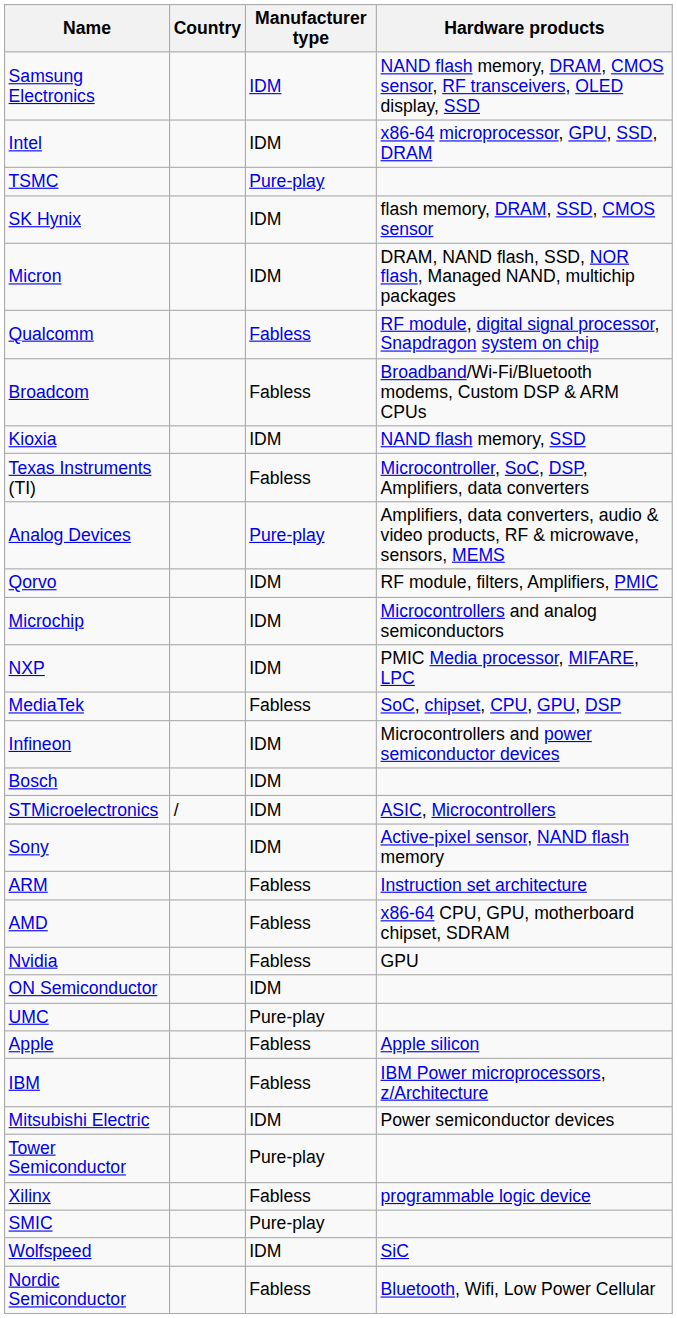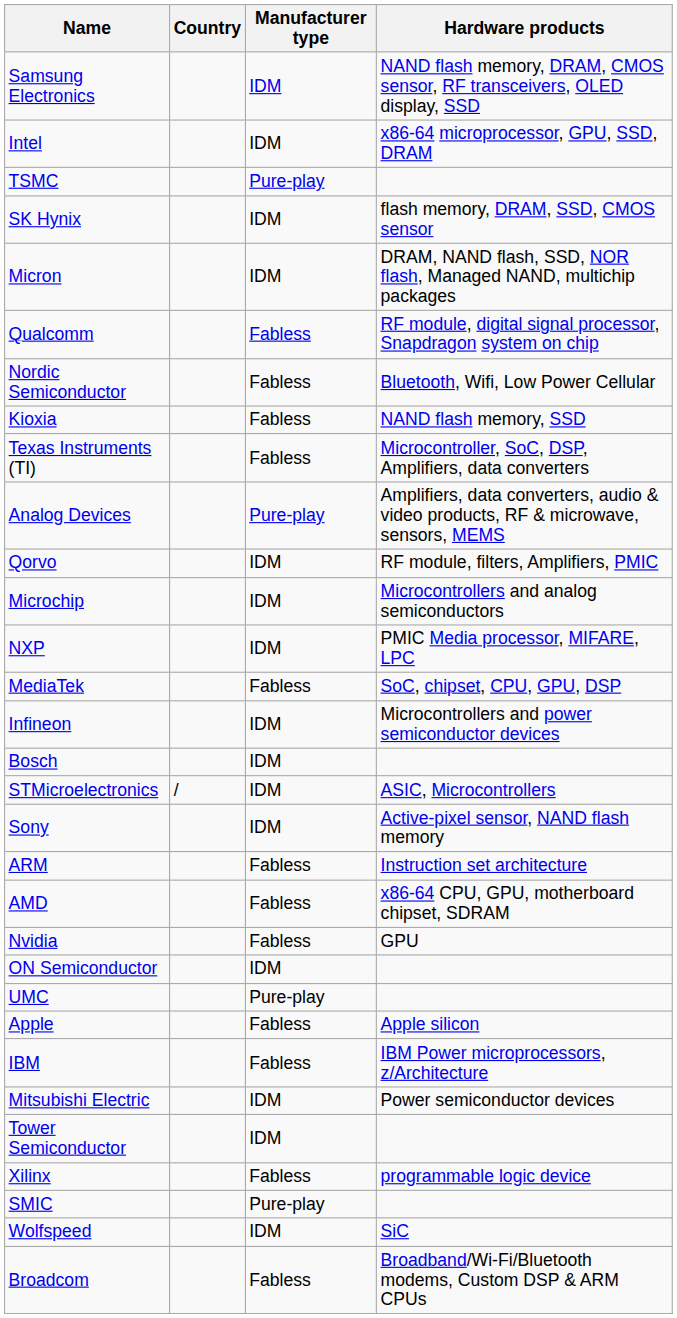rows swapped: (49, 392) <-> (67, 1289)
(265, 439) IDM -> (280, 419) Fabless
(287, 1158) Pure-play -> (265, 1138) IDM
